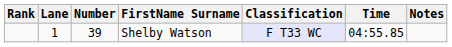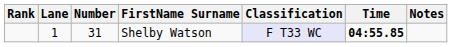(95, 33) 39 -> (95, 33) 31
(376, 33) normal -> (376, 33) bold
